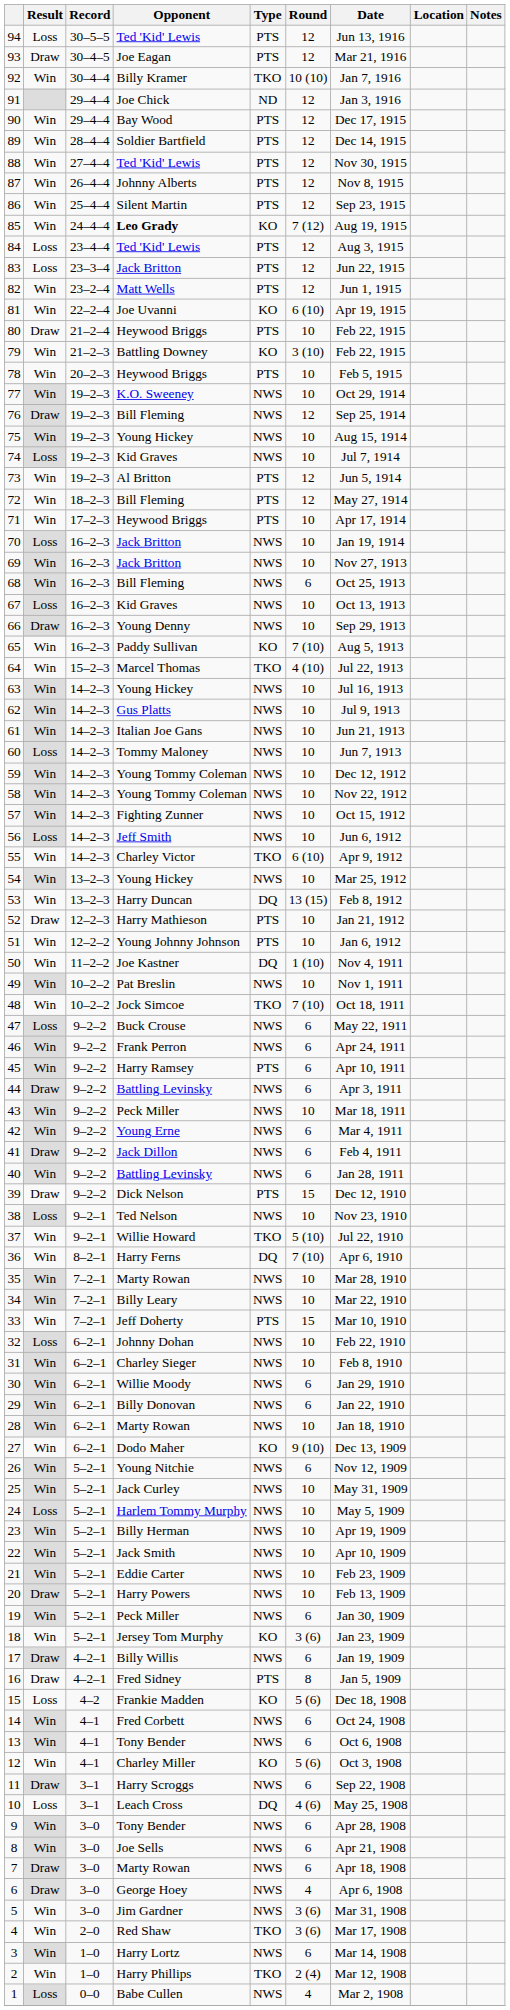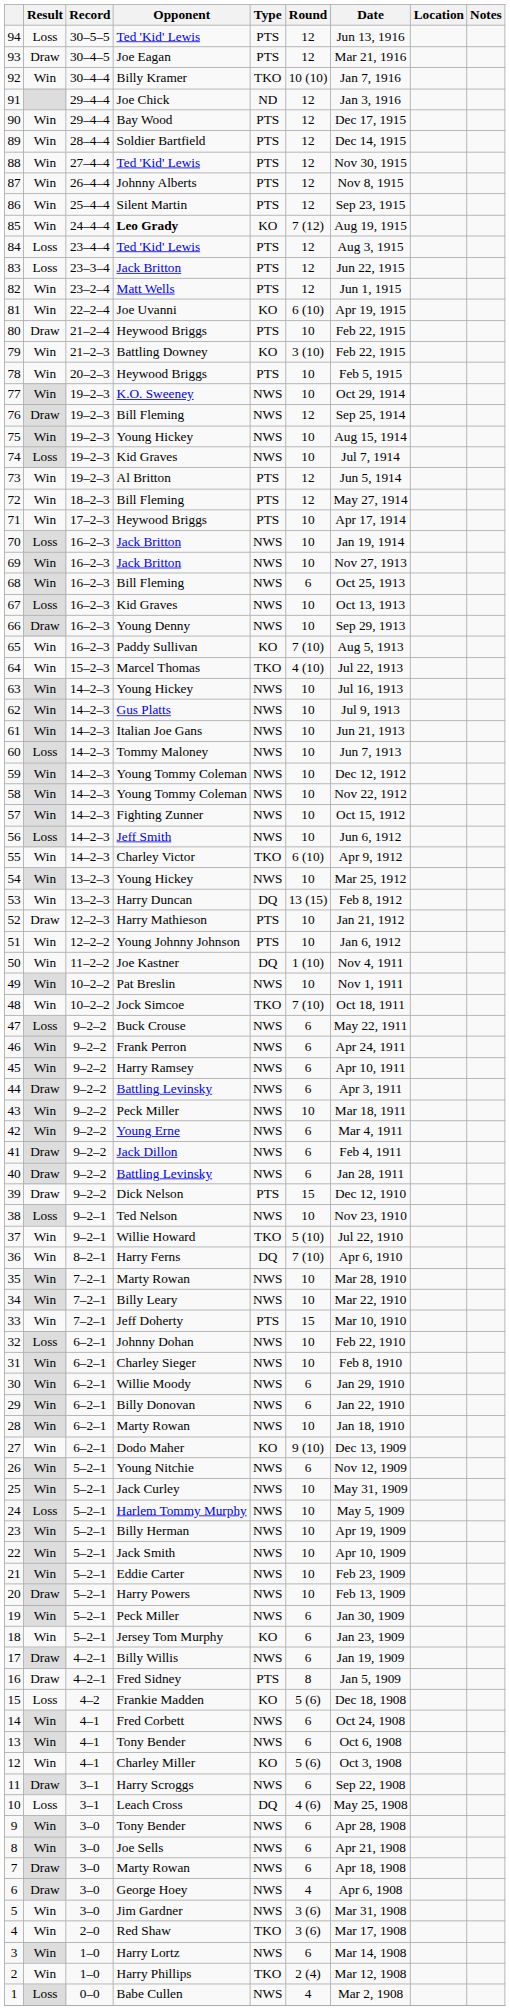(268, 1068) PTS -> (268, 1068) NWS
(45, 1173) Win -> (45, 1173) Draw
(308, 1636) 3 (6) -> (308, 1636) 6
